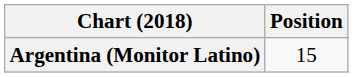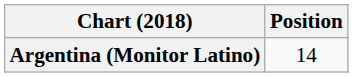(306, 54) 15 -> (306, 54) 14
